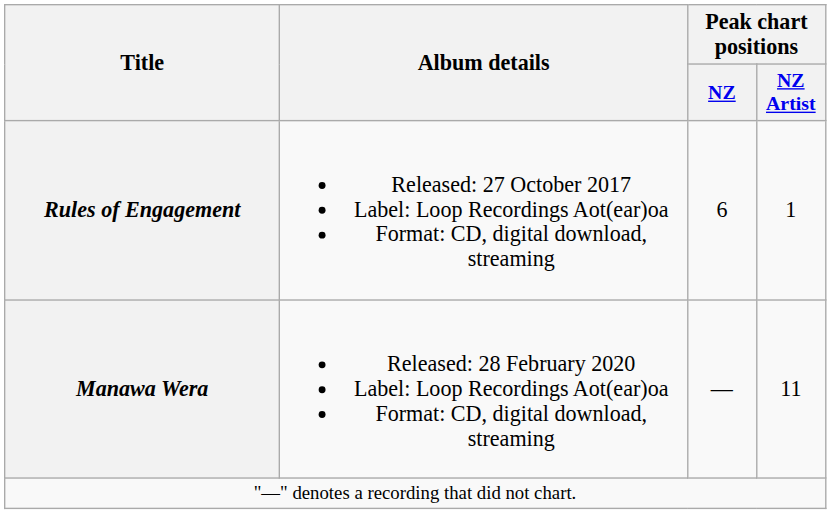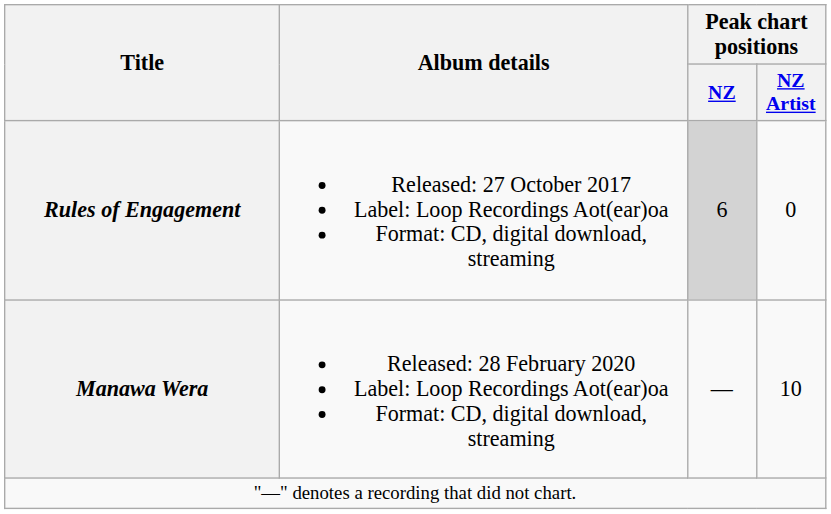(722, 209) no background -> (722, 209) lightgrey background
(791, 209) 1 -> (791, 209) 0
(791, 388) 11 -> (791, 388) 10
